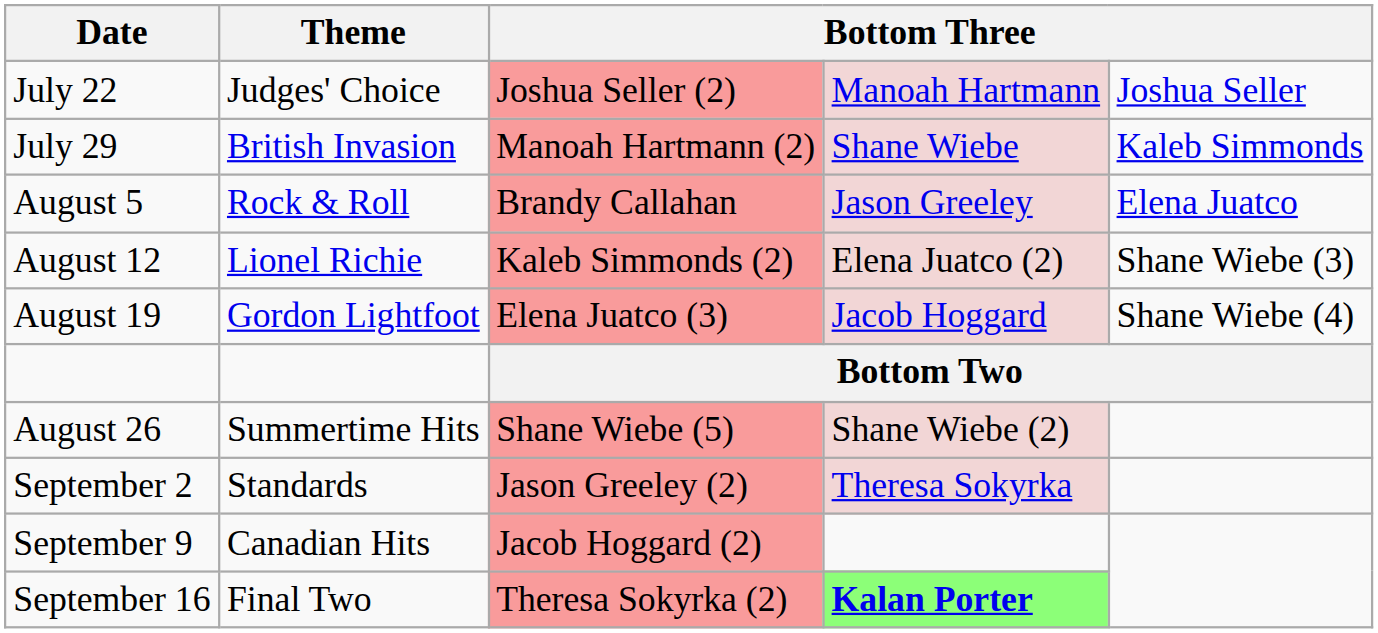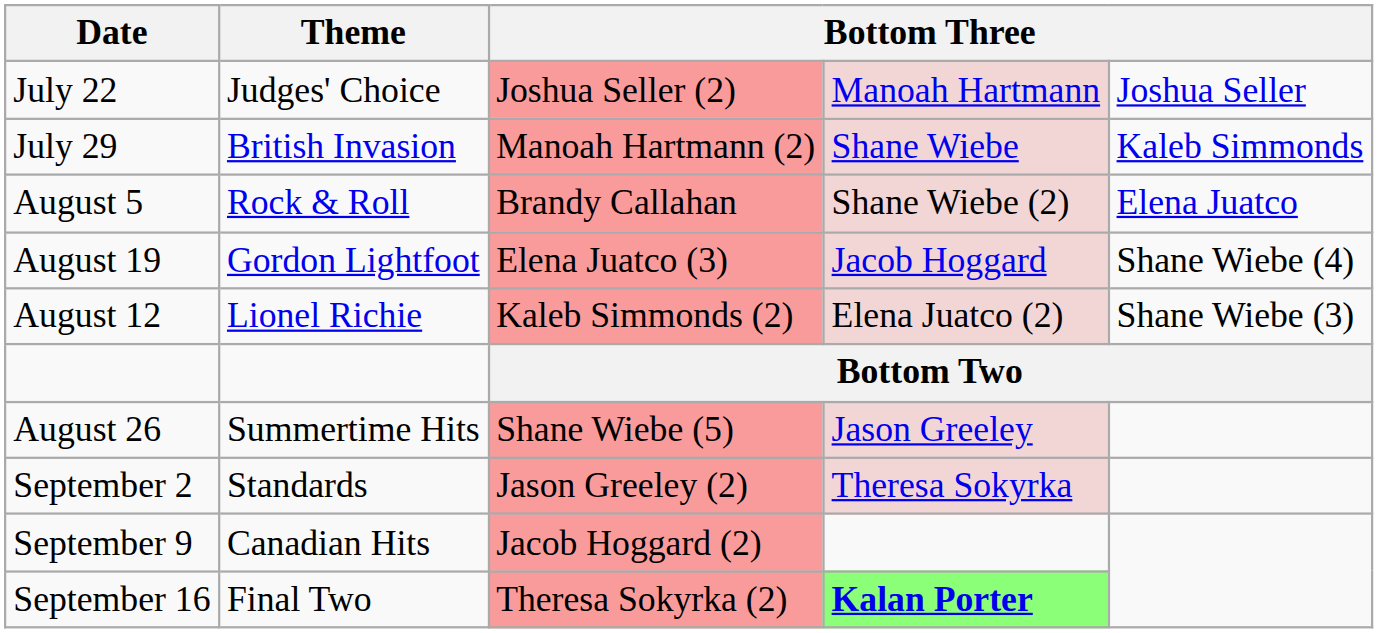(932, 202) Jason Greeley -> (950, 202) Shane Wiebe (2)
rows swapped: (87, 259) <-> (87, 315)
(950, 428) Shane Wiebe (2) -> (932, 428) Jason Greeley
